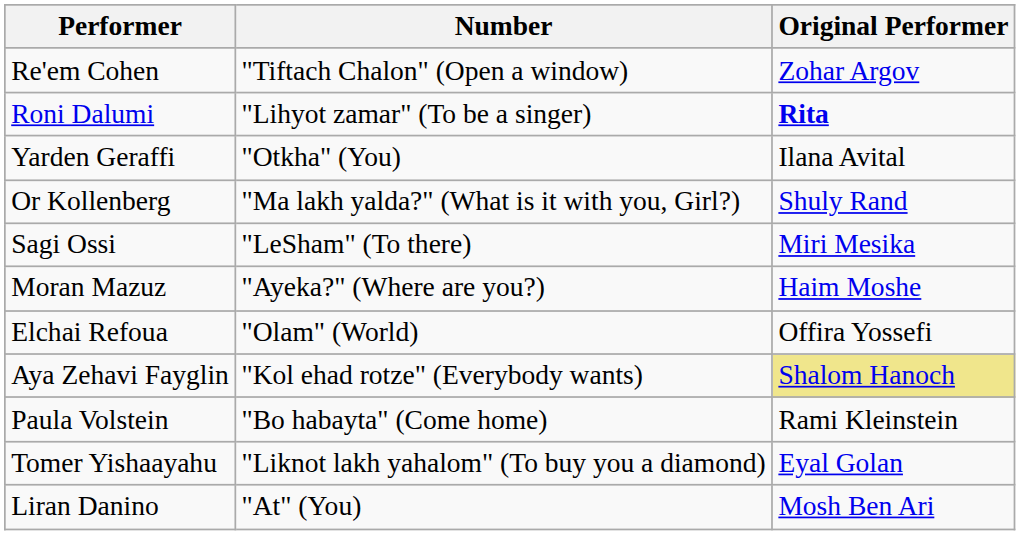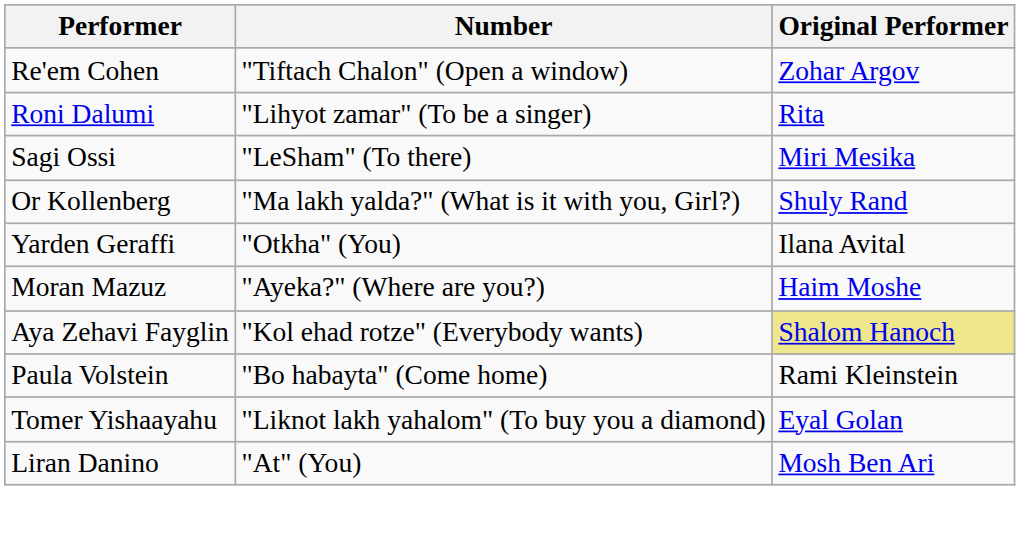(804, 113) bold -> (801, 113) normal
rows swapped: (64, 244) <-> (93, 157)
- row: (90, 331)
